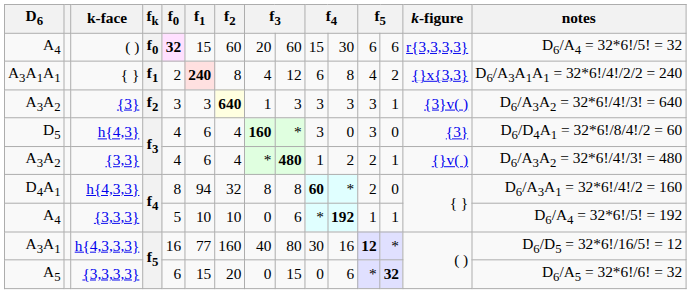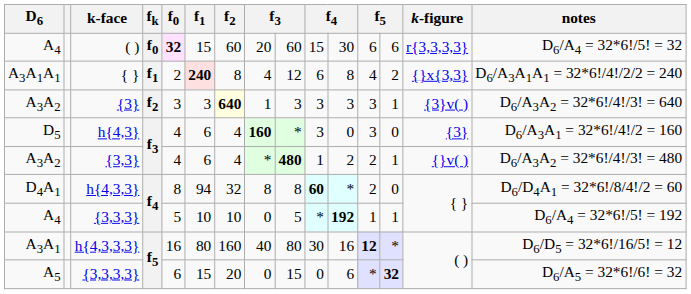(591, 132) D6/D4A1 = 32*6!/8/4!/2 = 60 -> (593, 132) D6/A3A1 = 32*6!/4!/2 = 160
(593, 188) D6/A3A1 = 32*6!/4!/2 = 160 -> (591, 188) D6/D4A1 = 32*6!/8/4!/2 = 60
(298, 217) 6 -> (298, 217) 5
(204, 245) 77 -> (204, 245) 80
